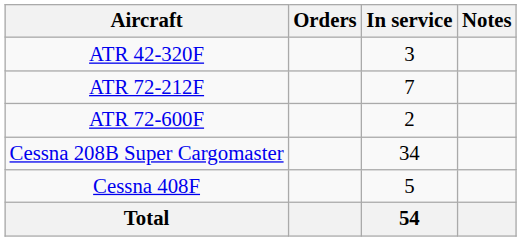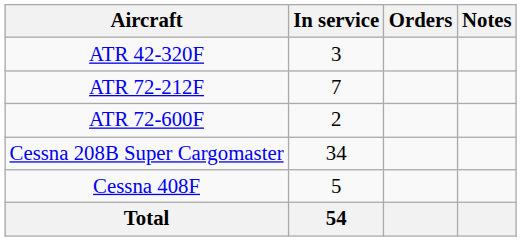columns swapped: (409, 20) <-> (325, 20)
